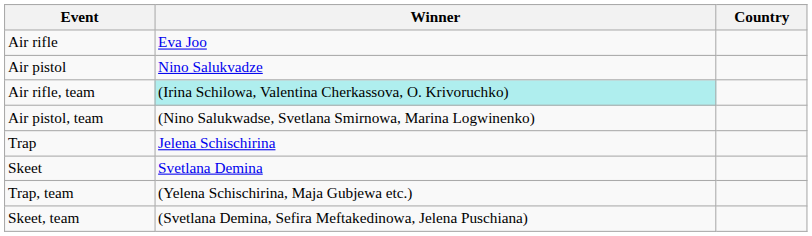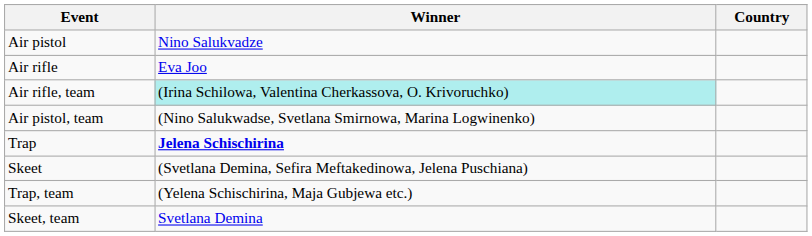rows swapped: (33, 42) <-> (37, 67)
(217, 143) normal -> (221, 143) bold
(210, 168) Svetlana Demina -> (343, 168) (Svetlana Demina, Sefira Meftakedinowa, Jelena Puschiana)
(343, 218) (Svetlana Demina, Sefira Meftakedinowa, Jelena Puschiana) -> (210, 218) Svetlana Demina
